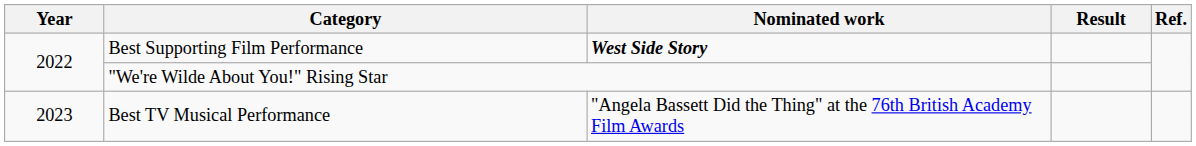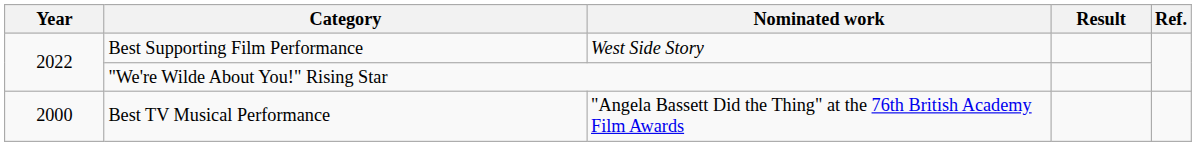(649, 47) bold -> (647, 47) normal
(54, 116) 2023 -> (54, 116) 2000
